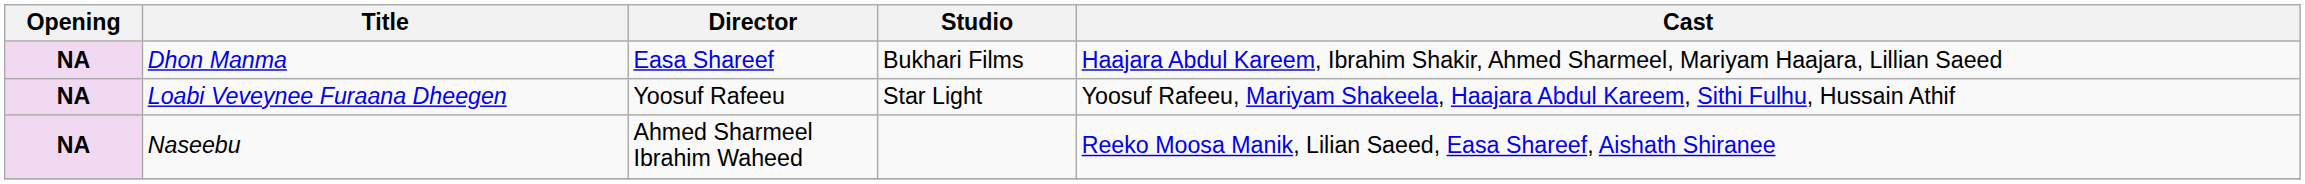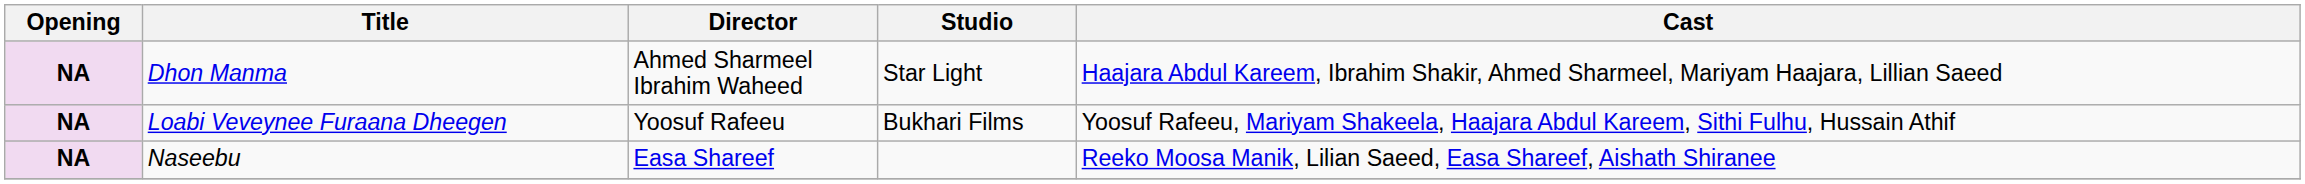(704, 59) Easa Shareef -> (723, 72) Ahmed Sharmeel Ibrahim Waheed
(953, 59) Bukhari Films -> (933, 72) Star Light
(933, 96) Star Light -> (953, 122) Bukhari Films
(723, 146) Ahmed Sharmeel Ibrahim Waheed -> (704, 159) Easa Shareef
